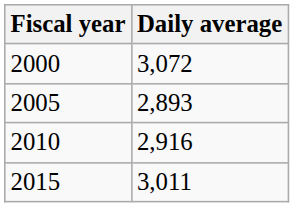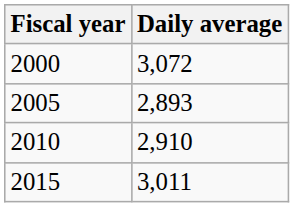(165, 142) 2,916 -> (165, 142) 2,910
